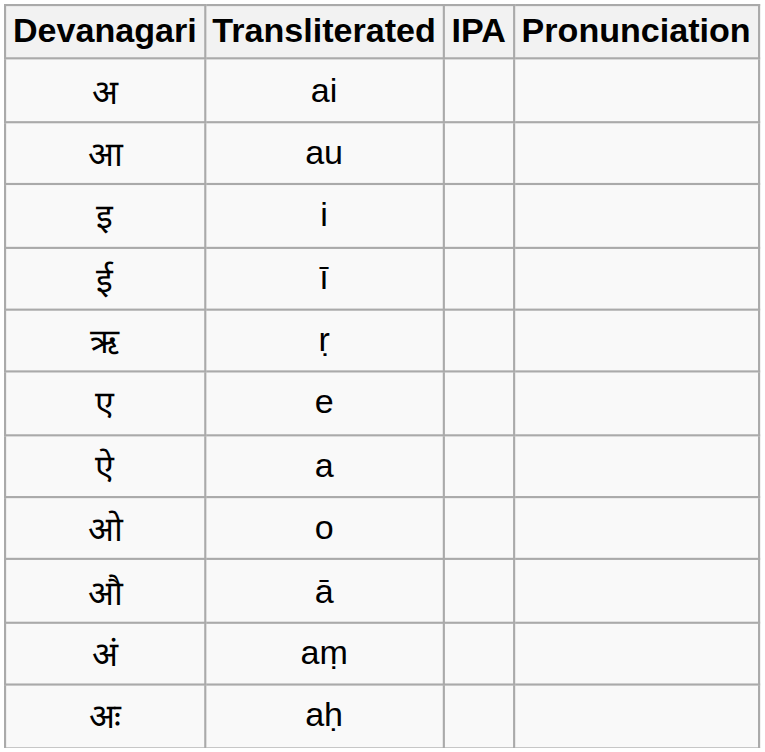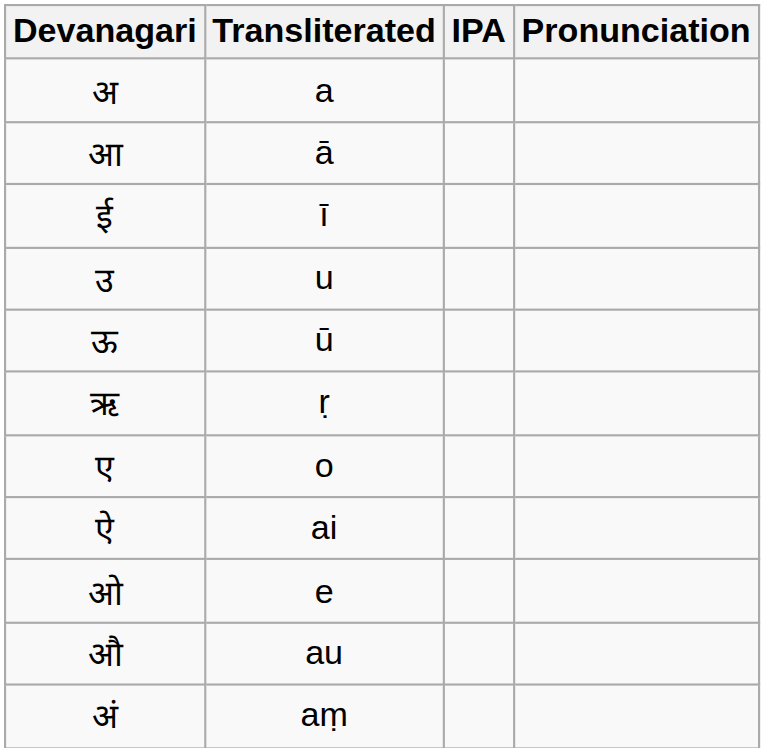(324, 89) ai -> (324, 89) a
(324, 152) au -> (324, 152) ā
- row: (105, 217)
+ row: (105, 279)
+ row: (105, 342)
(324, 402) e -> (324, 465) o
(324, 465) a -> (324, 527) ai
(324, 527) o -> (324, 590) e
(324, 590) ā -> (324, 652) au
- row: (105, 717)
